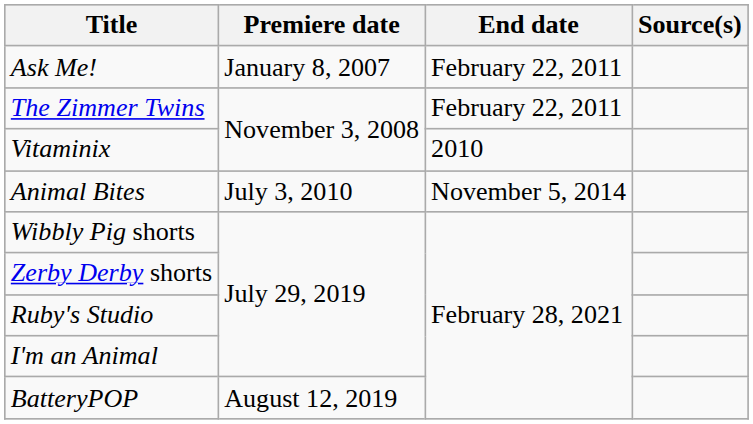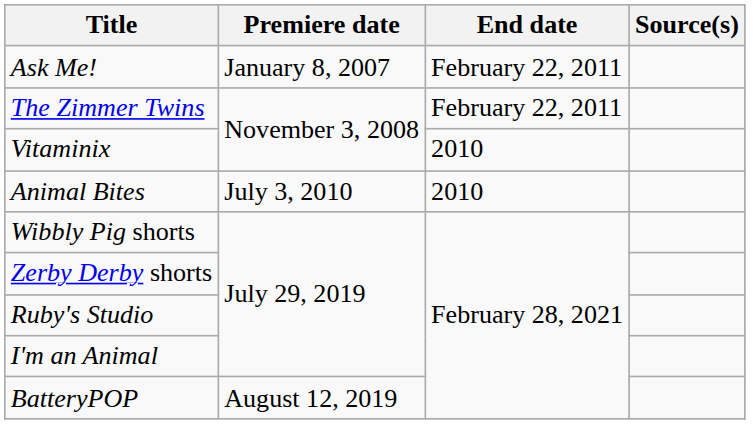(529, 190) November 5, 2014 -> (457, 190) 2010
